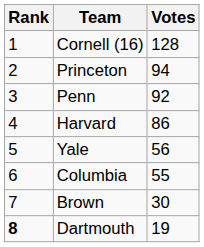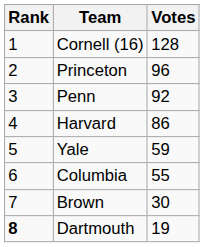(161, 70) 94 -> (161, 70) 96
(161, 149) 56 -> (161, 149) 59
